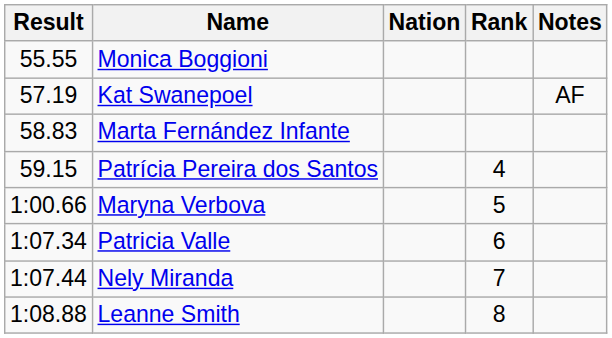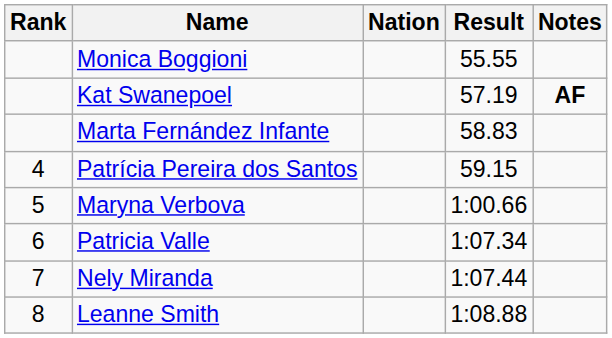columns swapped: (499, 22) <-> (48, 22)
(570, 95) normal -> (570, 95) bold
